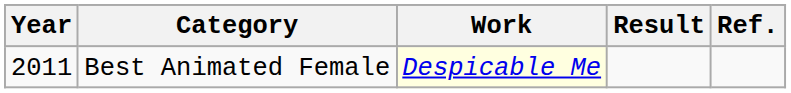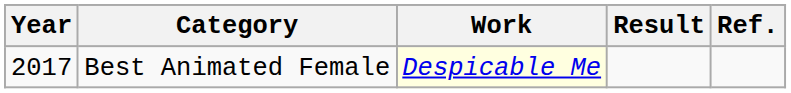(42, 67) 2011 -> (42, 67) 2017
